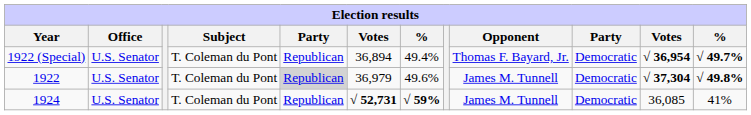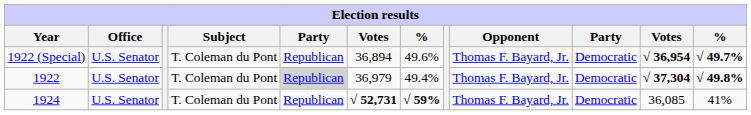(422, 57) 49.4% -> (422, 57) 49.6%
(422, 78) 49.6% -> (422, 78) 49.4%
(511, 78) James M. Tunnell -> (511, 78) Thomas F. Bayard, Jr.
(511, 99) James M. Tunnell -> (511, 99) Thomas F. Bayard, Jr.
